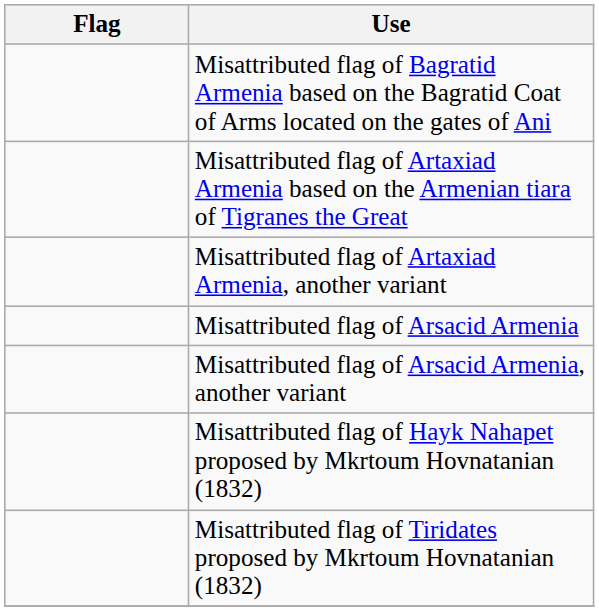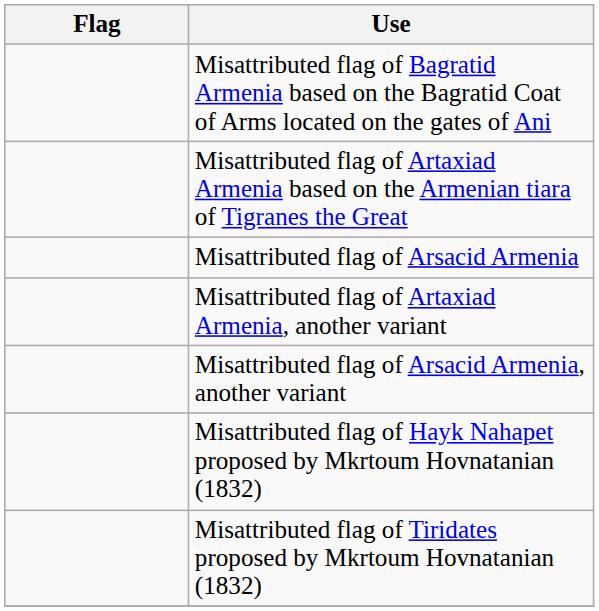rows swapped: (345, 271) <-> (387, 325)
